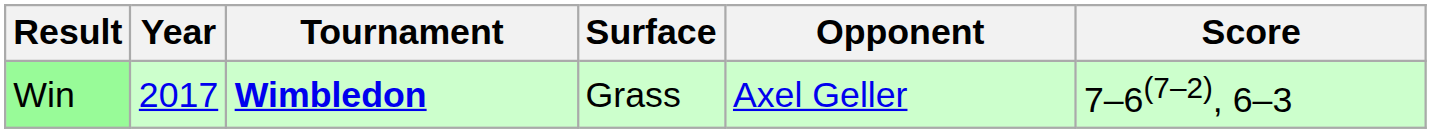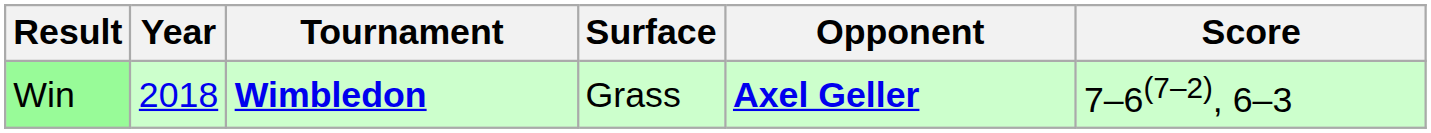(179, 94) 2017 -> (179, 94) 2018
(820, 94) normal -> (826, 94) bold
